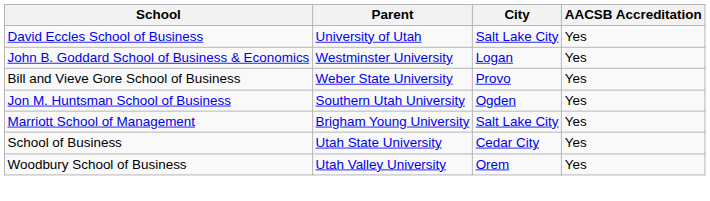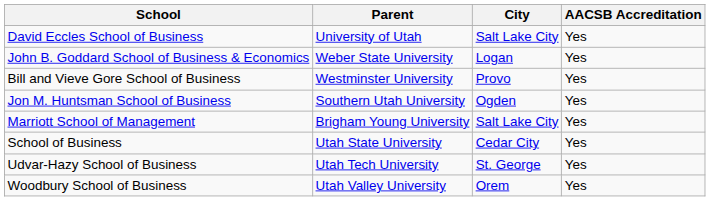(384, 57) Westminster University -> (384, 57) Weber State University
(384, 79) Weber State University -> (384, 79) Westminster University
+ row: (102, 164)
